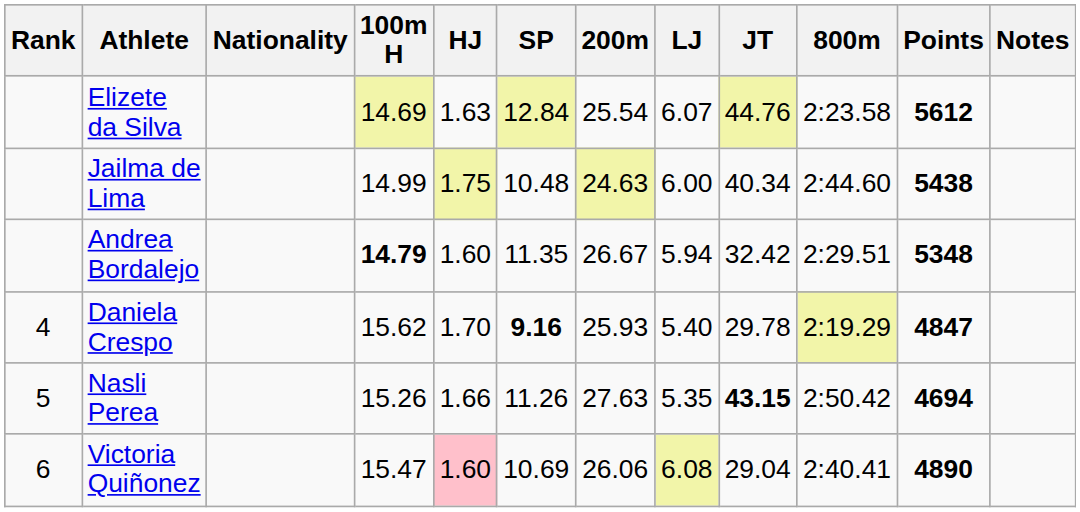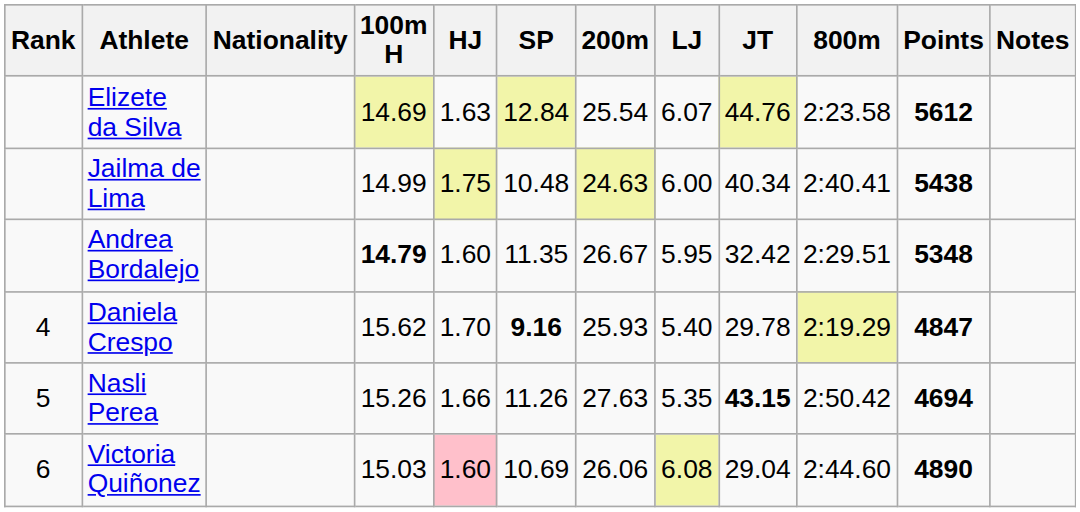(847, 183) 2:44.60 -> (847, 183) 2:40.41
(687, 254) 5.94 -> (687, 254) 5.95
(394, 469) 15.47 -> (394, 469) 15.03
(847, 469) 2:40.41 -> (847, 469) 2:44.60
